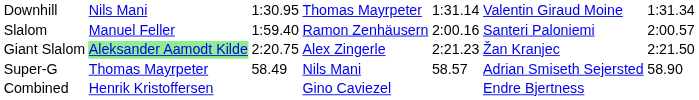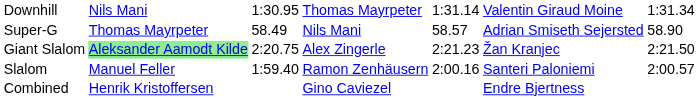rows swapped: (31, 69) <-> (25, 30)
